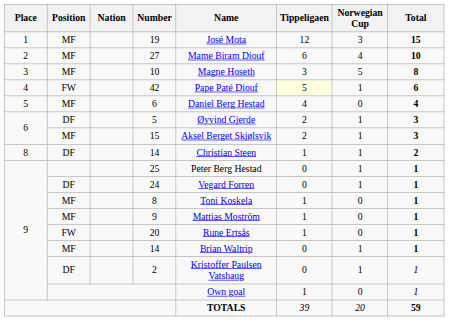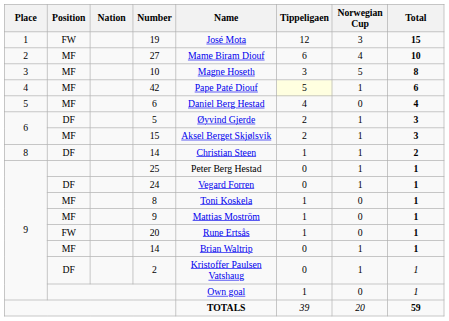(69, 40) MF -> (69, 40) FW
(69, 88) FW -> (69, 88) MF
